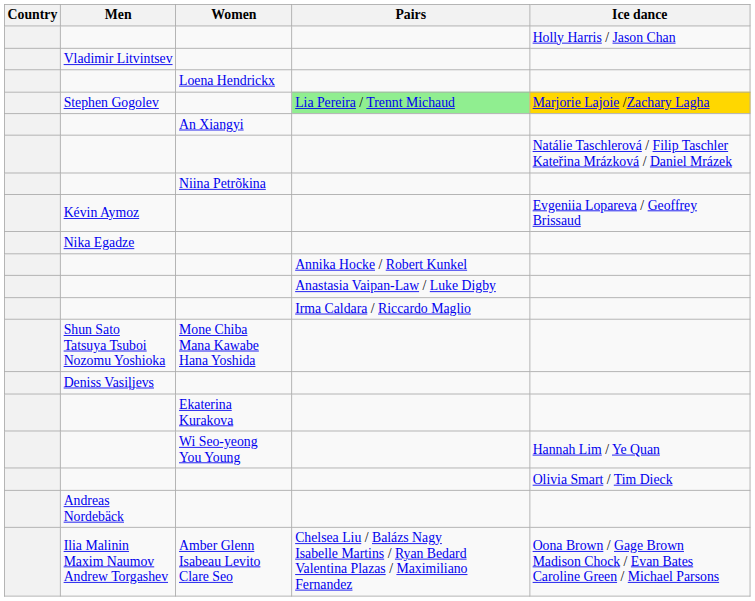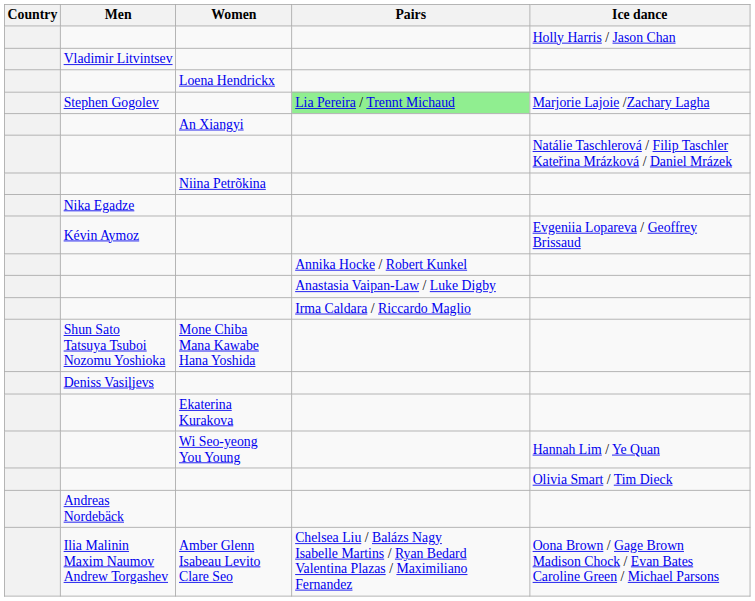(621, 102) gold background -> (621, 102) no background
rows swapped: (101, 213) <-> (99, 242)
